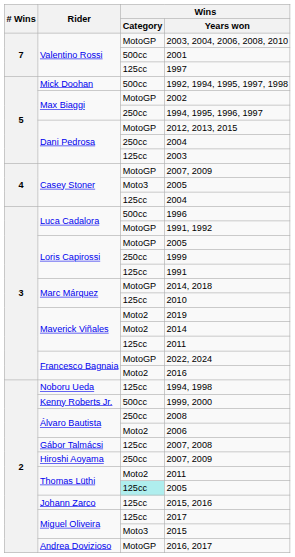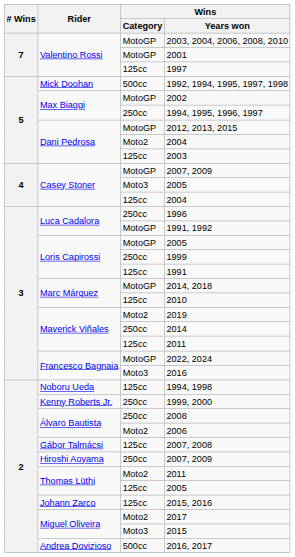(135, 55) 500cc -> (139, 55) MotoGP
(135, 142) 250cc -> (135, 142) Moto2
(135, 214) 500cc -> (135, 214) 250cc
(135, 329) Moto2 -> (135, 329) 250cc
(135, 373) Moto2 -> (135, 373) Moto3
(135, 402) 500cc -> (135, 402) 250cc
(135, 488) paleturquoise background -> (135, 488) no background
(135, 517) 125cc -> (135, 517) Moto2
(139, 546) MotoGP -> (135, 546) 500cc
